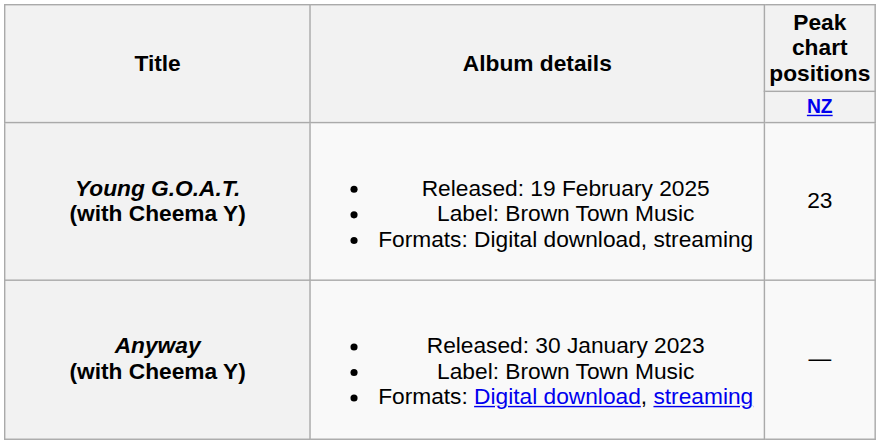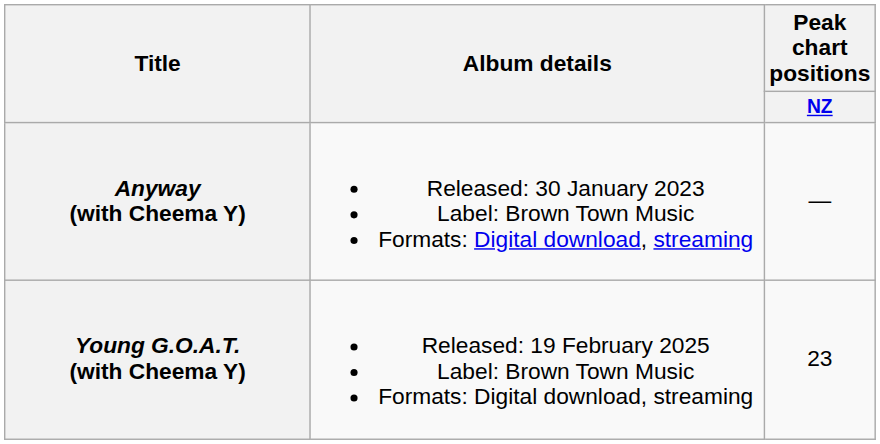rows swapped: (158, 359) <-> (158, 201)
